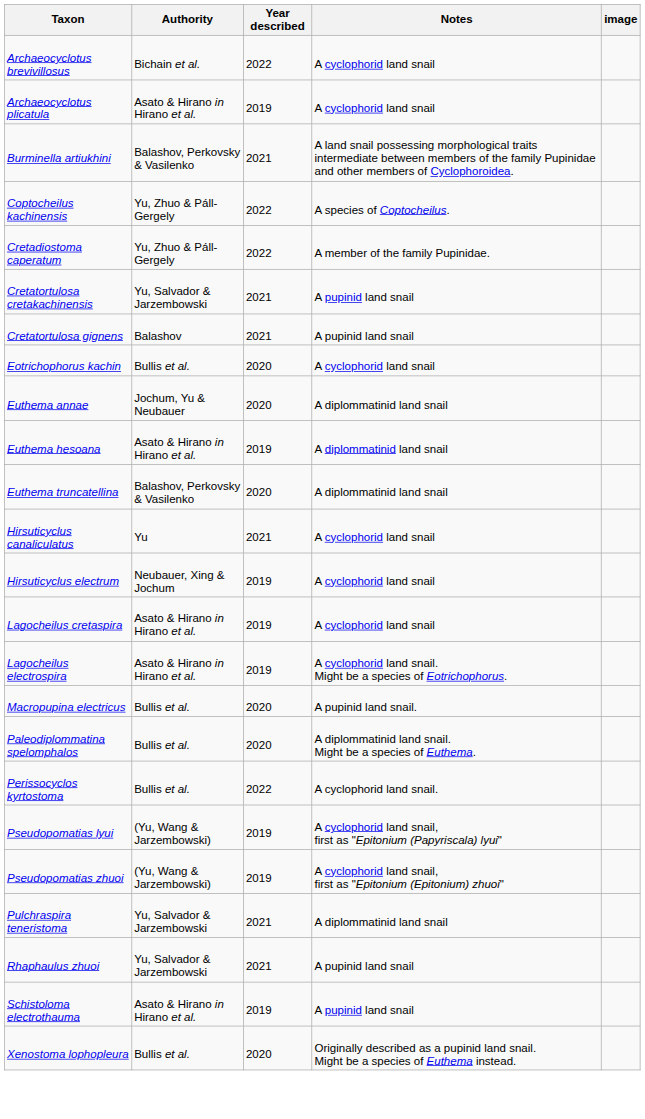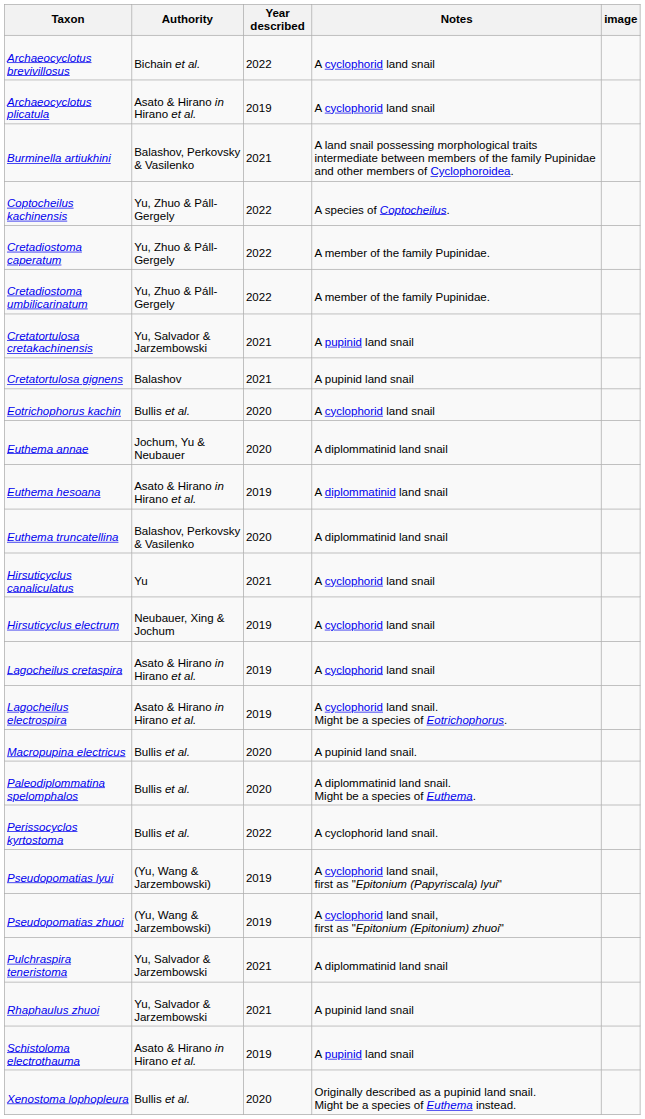+ row: (47, 298)
